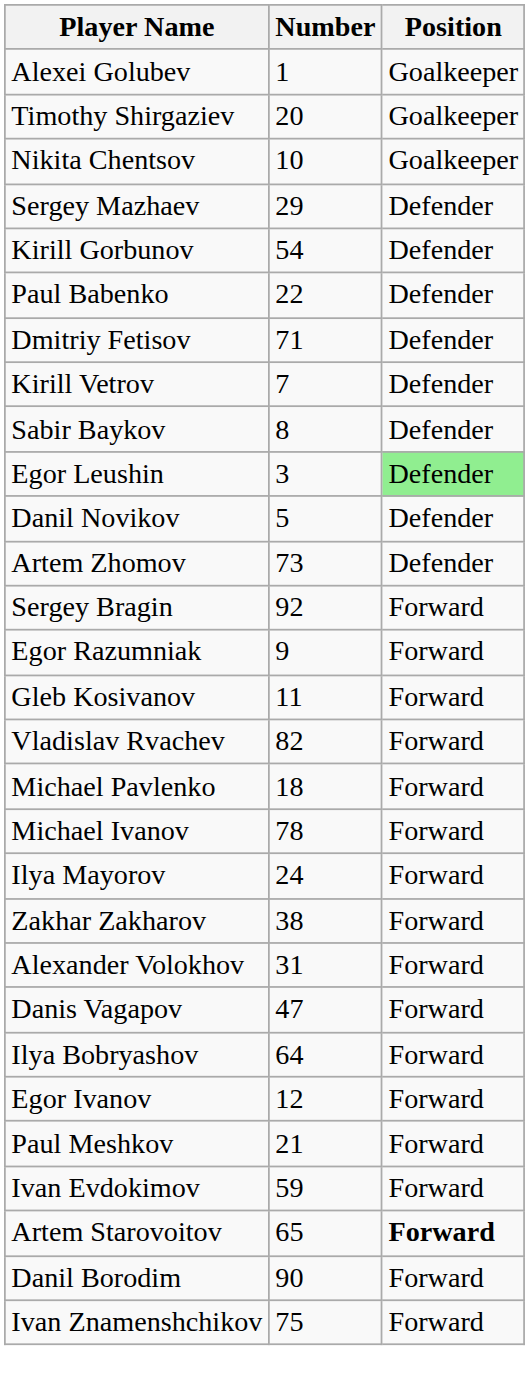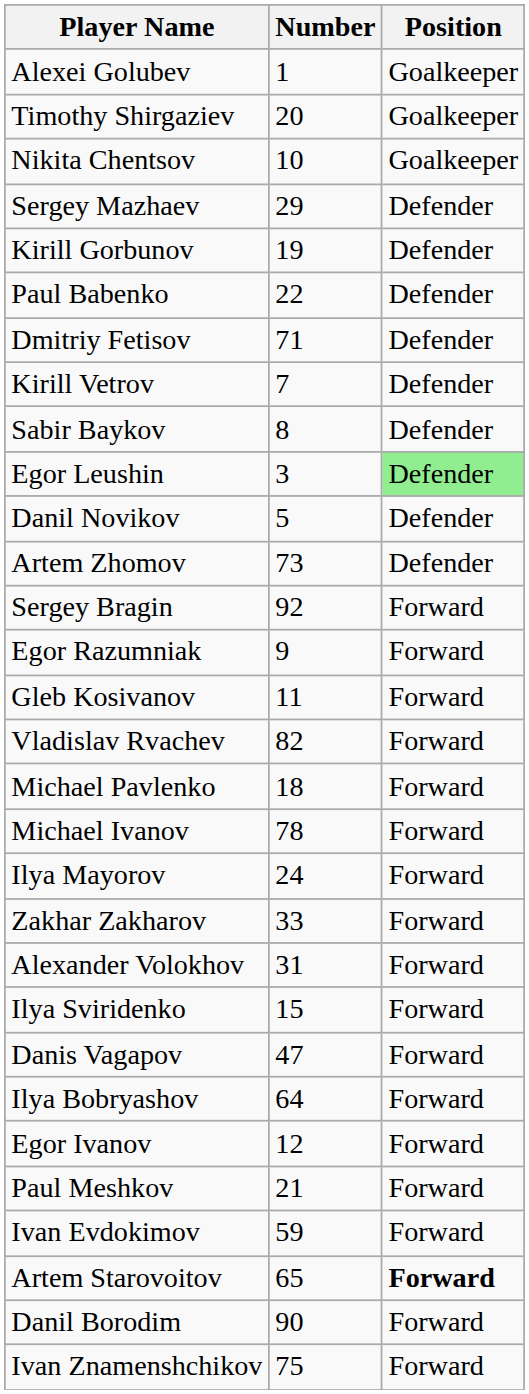(289, 250) 54 -> (289, 250) 19
(289, 920) 38 -> (289, 920) 33
+ row: (99, 1009)
